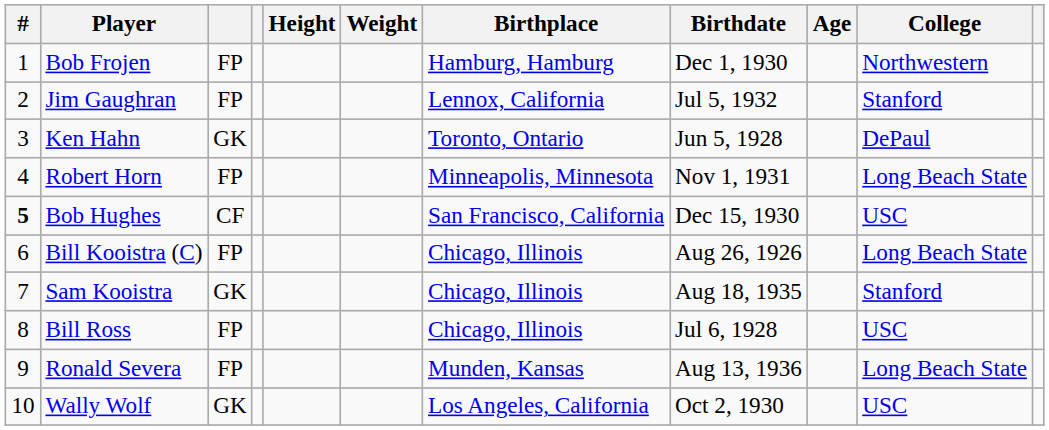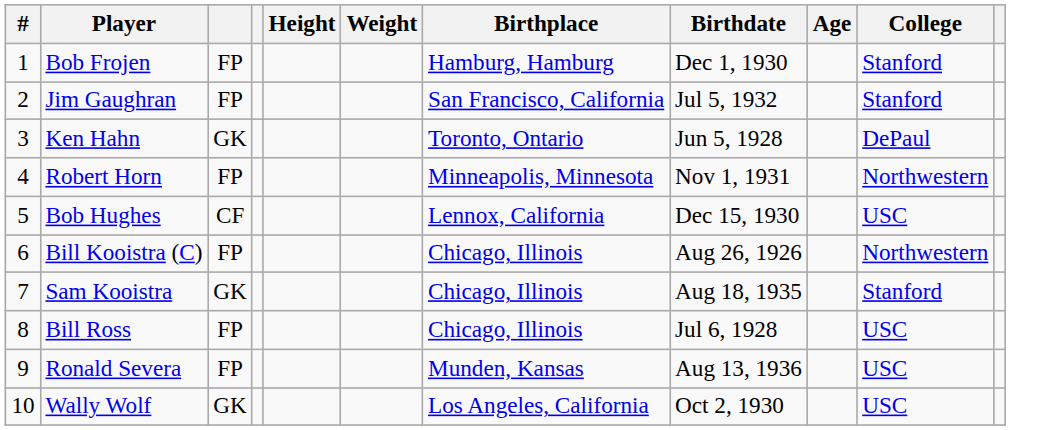(925, 62) Northwestern -> (902, 62) Stanford
(516, 100) Lennox, California -> (546, 100) San Francisco, California
(945, 176) Long Beach State -> (925, 176) Northwestern
(23, 215) bold -> (23, 215) normal
(546, 215) San Francisco, California -> (516, 215) Lennox, California
(945, 253) Long Beach State -> (925, 253) Northwestern
(945, 368) Long Beach State -> (885, 368) USC
